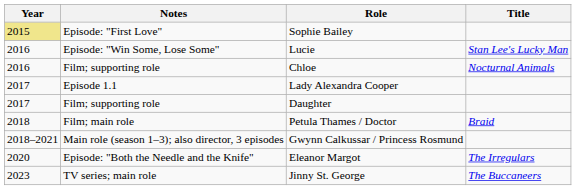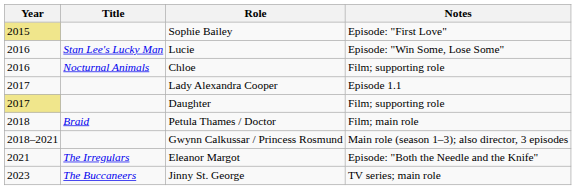columns swapped: (518, 13) <-> (174, 13)
(18, 103) no background -> (18, 103) khaki background
(18, 157) 2020 -> (18, 157) 2021
